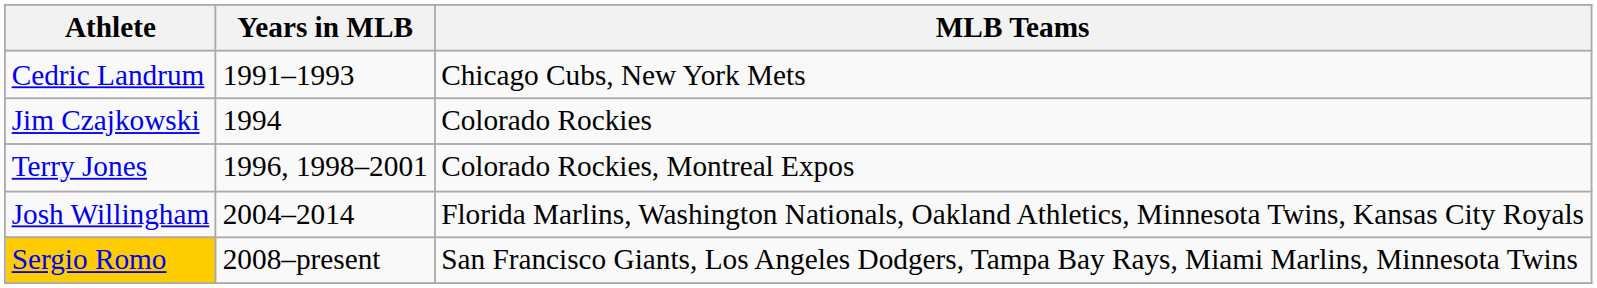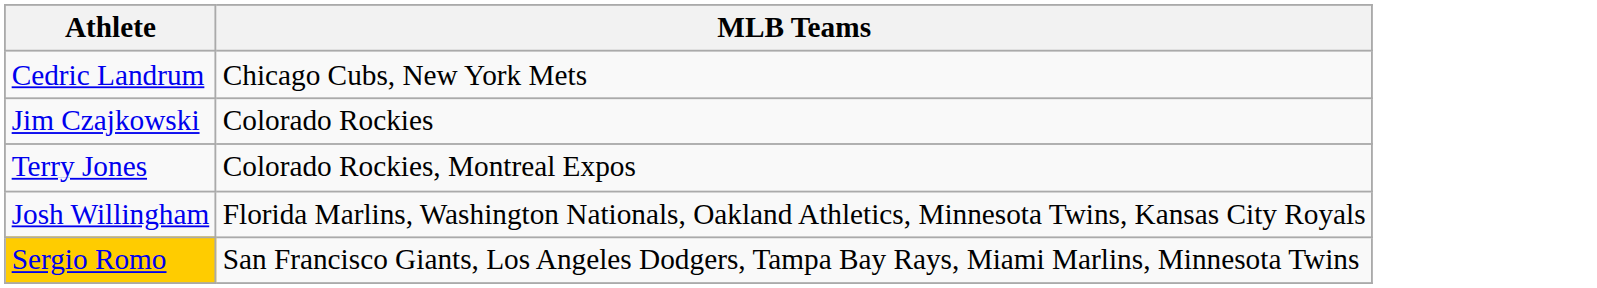- column: (325, 27)
